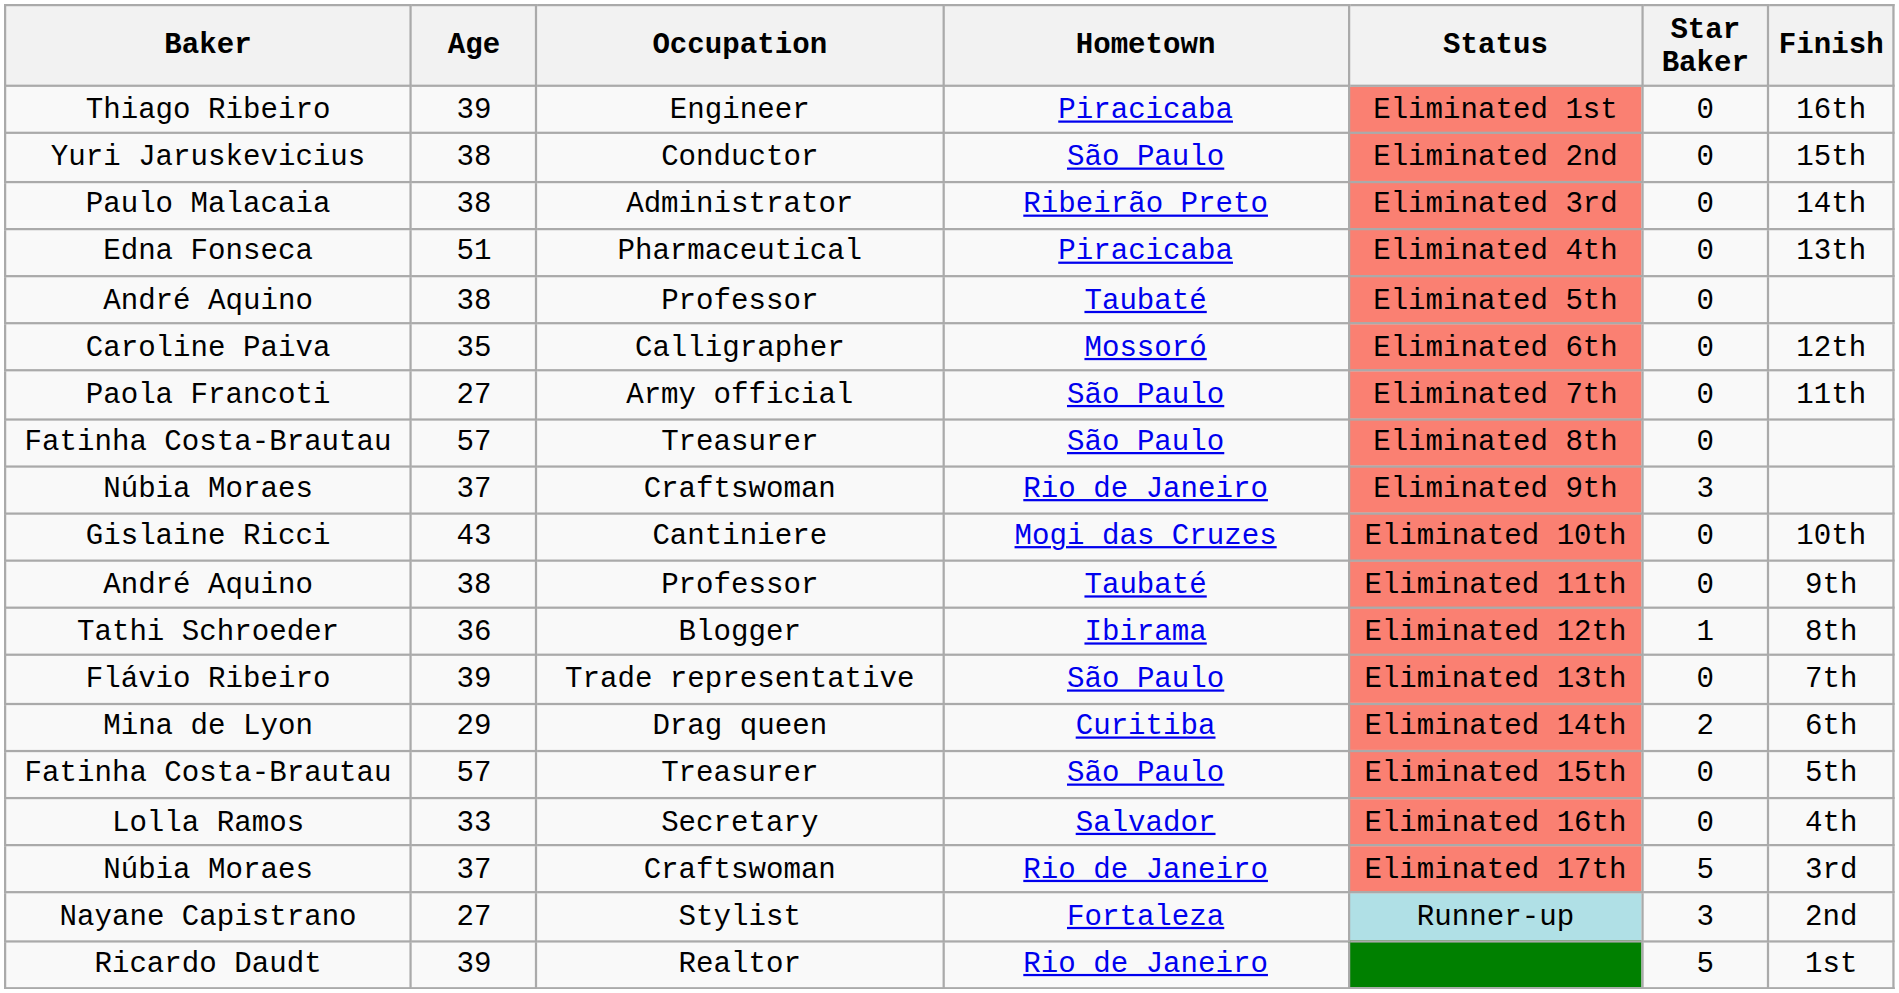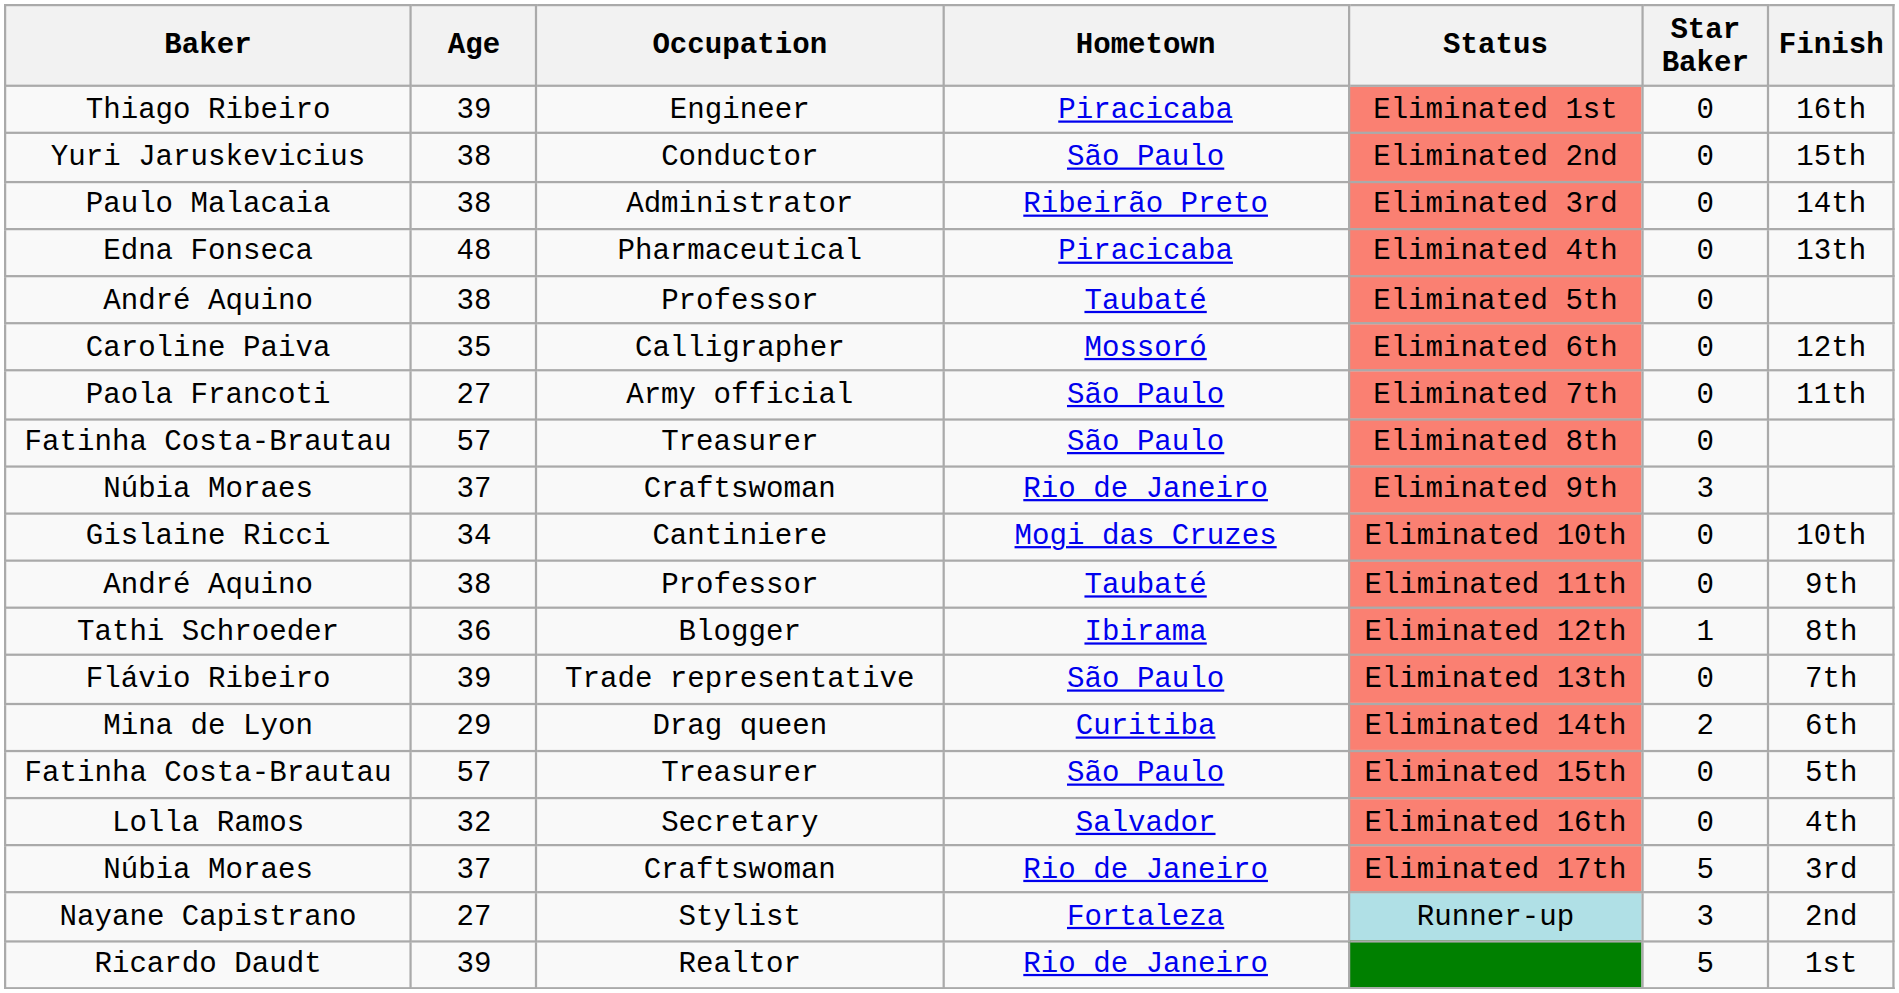(474, 252) 51 -> (474, 252) 48
(474, 537) 43 -> (474, 537) 34
(474, 822) 33 -> (474, 822) 32
